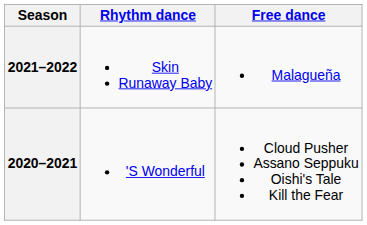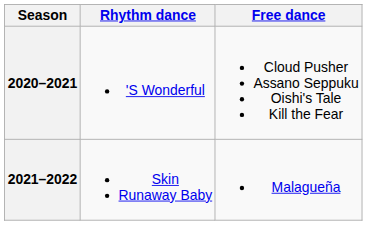rows swapped: (42, 67) <-> (42, 164)
